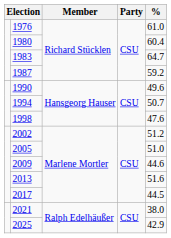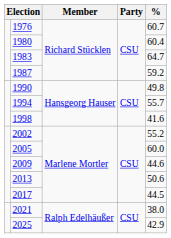(156, 27) 61.0 -> (156, 27) 60.7
(156, 88) 49.6 -> (156, 88) 49.8
(156, 103) 50.7 -> (156, 103) 55.7
(156, 118) 47.6 -> (156, 118) 41.6
(156, 133) 51.2 -> (156, 133) 55.2
(156, 149) 51.0 -> (156, 149) 60.0
(156, 179) 51.6 -> (156, 179) 50.6
